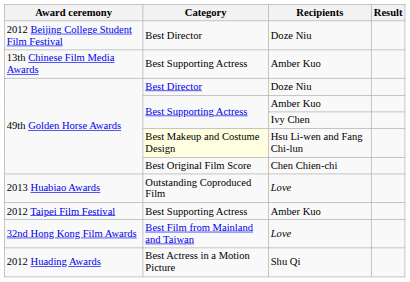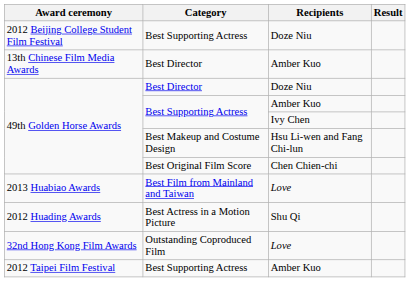(174, 35) Best Director -> (196, 35) Best Supporting Actress
(196, 64) Best Supporting Actress -> (174, 64) Best Director
(202, 143) lightyellow background -> (202, 143) no background
(198, 188) Outstanding Coproduced Film -> (199, 188) Best Film from Mainland and Taiwan
rows swapped: (54, 262) <-> (61, 211)
(199, 233) Best Film from Mainland and Taiwan -> (198, 245) Outstanding Coproduced Film
